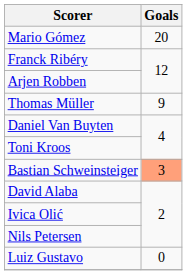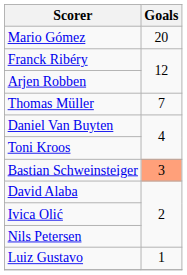(161, 103) 9 -> (161, 103) 7
(161, 258) 0 -> (161, 258) 1
